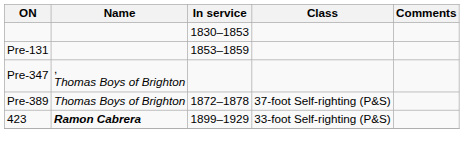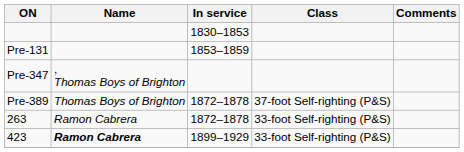+ row: (17, 119)
